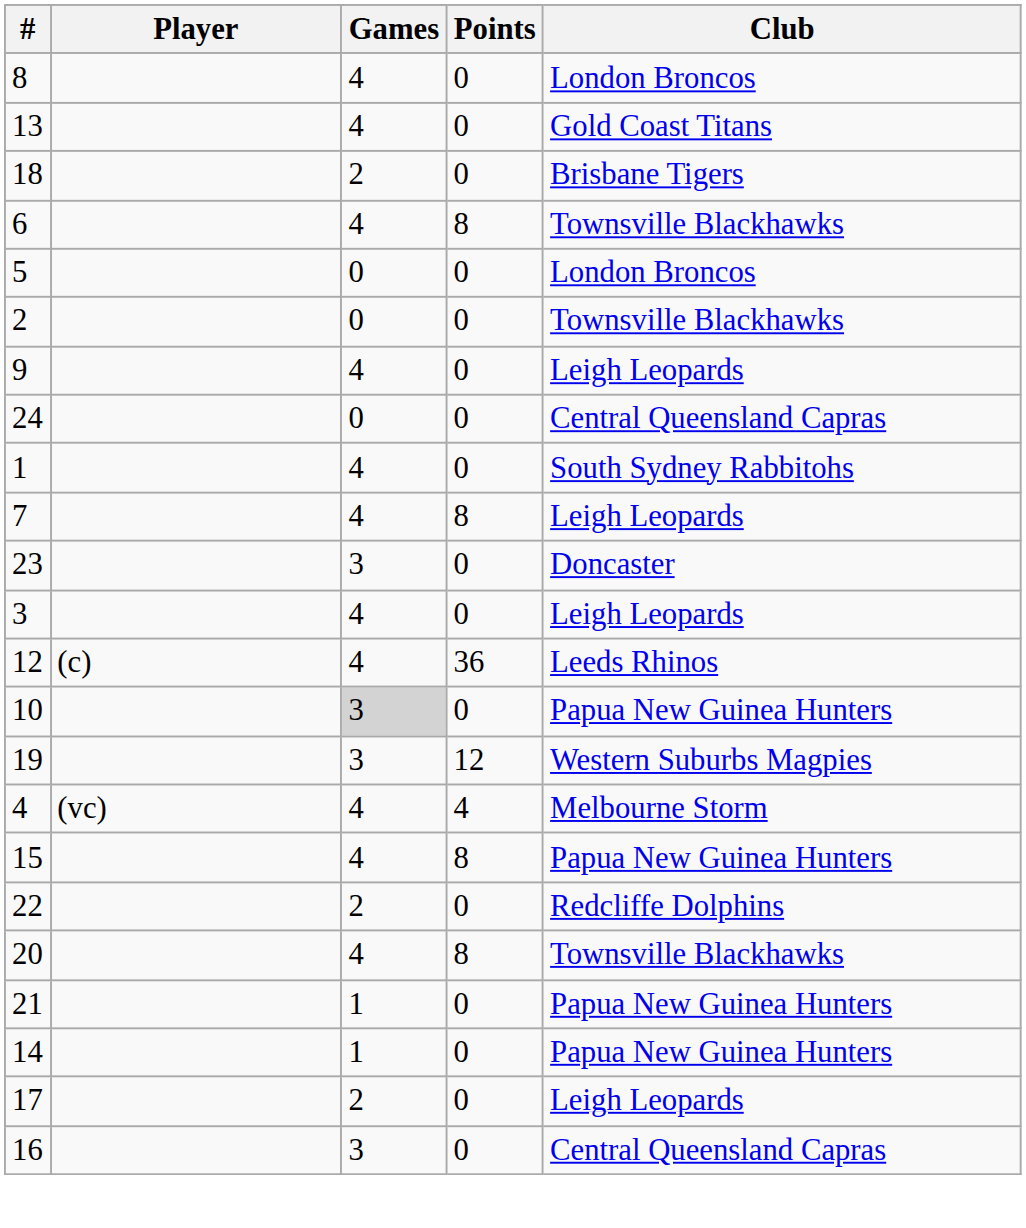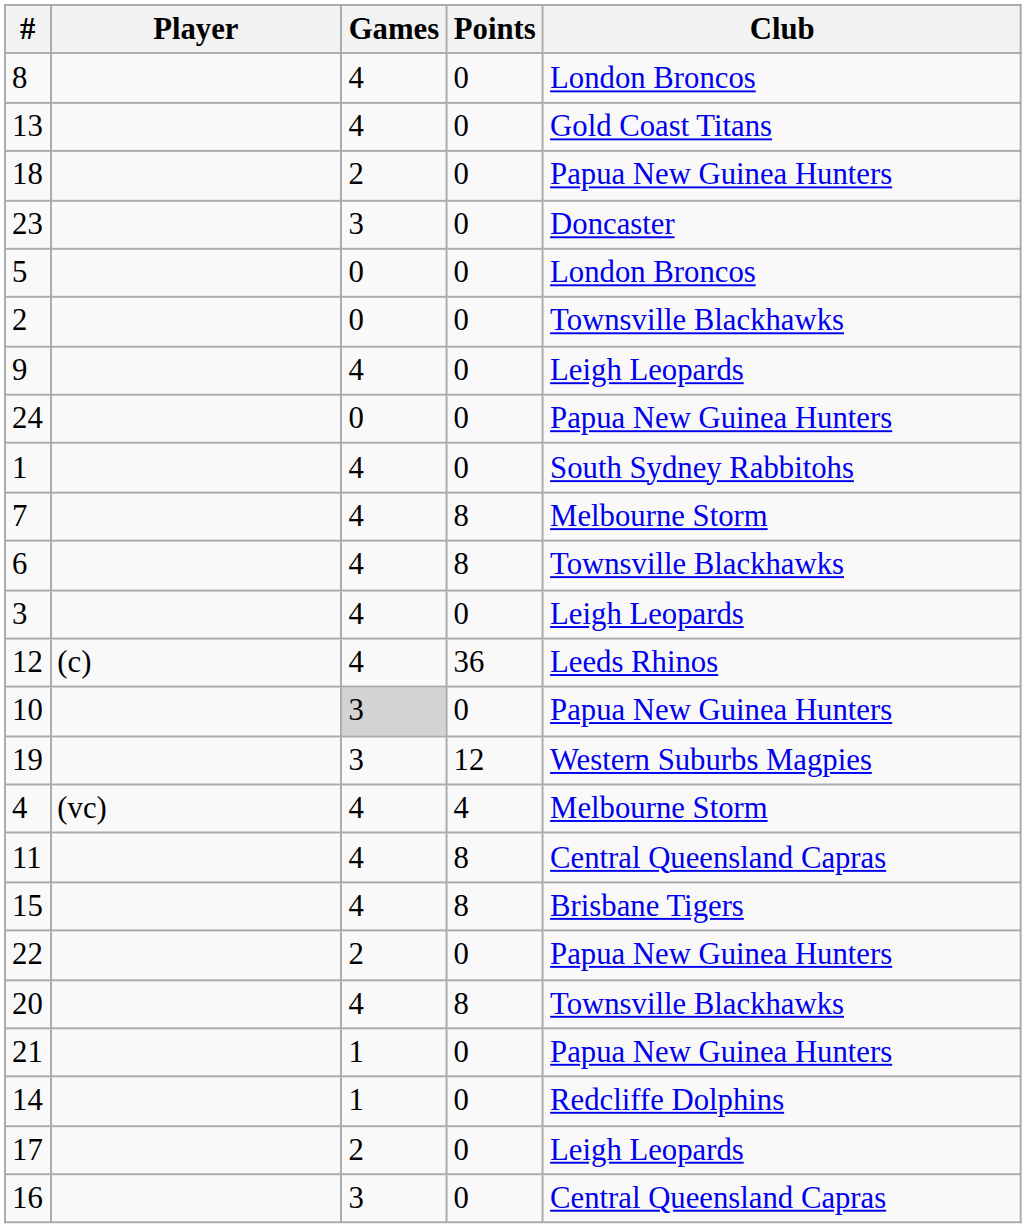(647, 175) Brisbane Tigers -> (721, 175) Papua New Guinea Hunters
rows swapped: (27, 564) <-> (20, 223)
(718, 418) Central Queensland Capras -> (721, 418) Papua New Guinea Hunters
(647, 516) Leigh Leopards -> (659, 516) Melbourne Storm
+ row: (27, 857)
(721, 857) Papua New Guinea Hunters -> (647, 905) Brisbane Tigers
(667, 905) Redcliffe Dolphins -> (721, 954) Papua New Guinea Hunters
(721, 1051) Papua New Guinea Hunters -> (667, 1100) Redcliffe Dolphins
